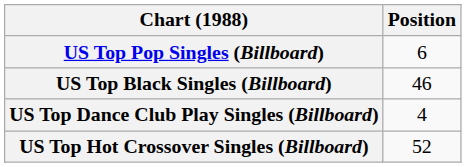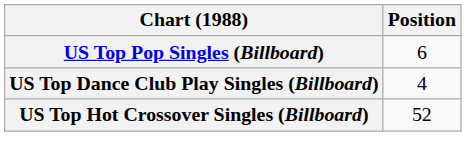- row: (194, 83)
